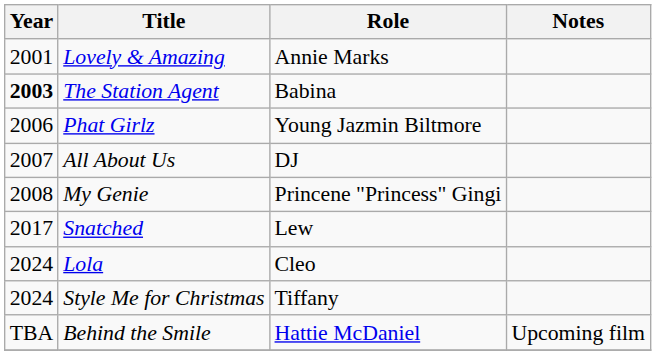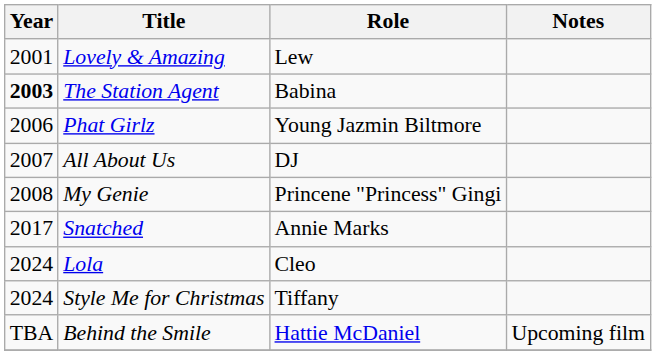(332, 56) Annie Marks -> (294, 56) Lew
(294, 228) Lew -> (332, 228) Annie Marks
